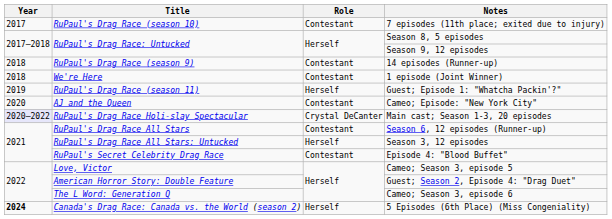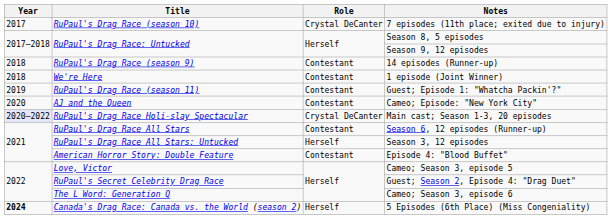(329, 24) Contestant -> (344, 24) Crystal DeCanter
(322, 90) Herself -> (329, 90) Contestant
(139, 155) RuPaul's Secret Celebrity Drag Race -> (144, 155) American Horror Story: Double Feature
(144, 182) American Horror Story: Double Feature -> (139, 182) RuPaul's Secret Celebrity Drag Race
